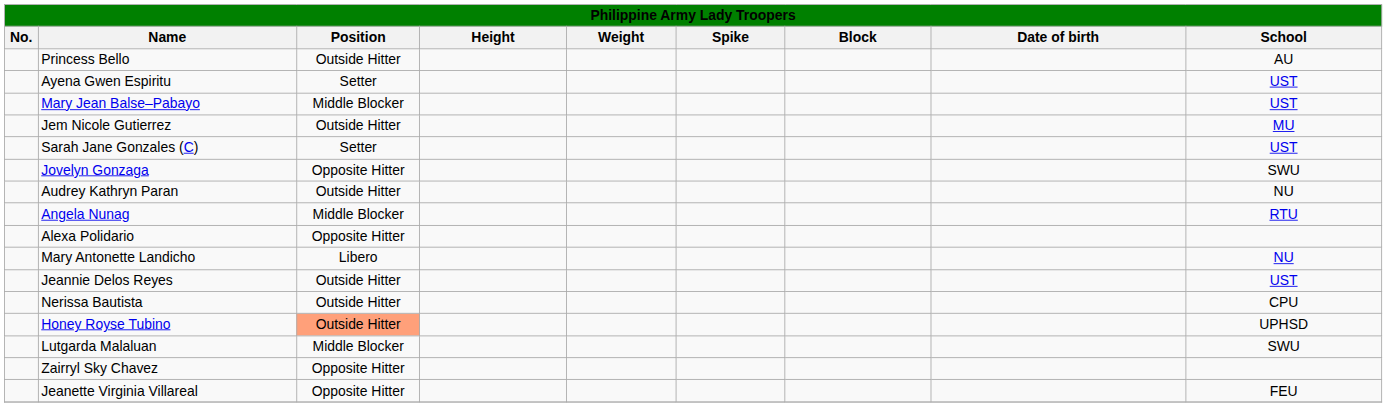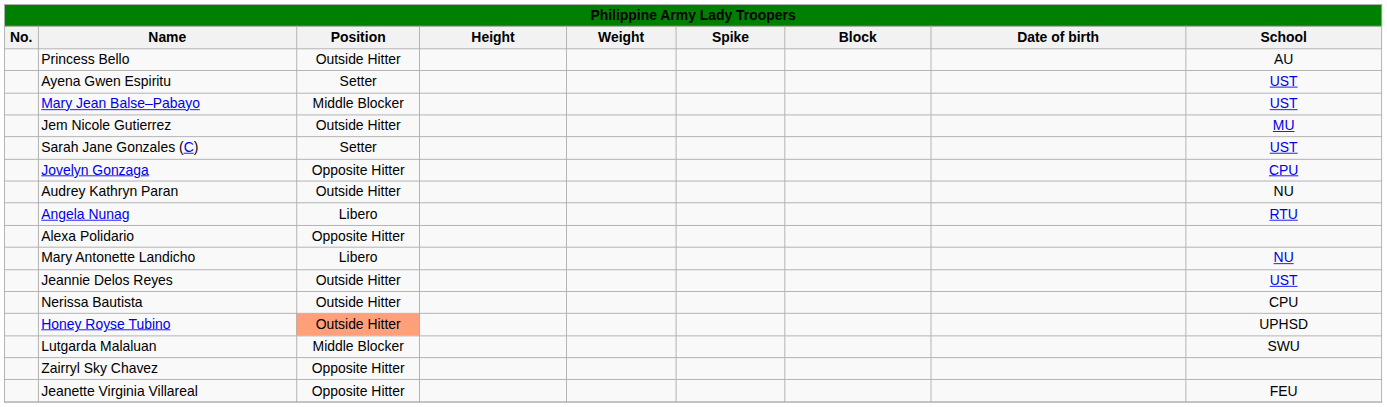(1284, 170) SWU -> (1284, 170) CPU
(358, 214) Middle Blocker -> (358, 214) Libero
